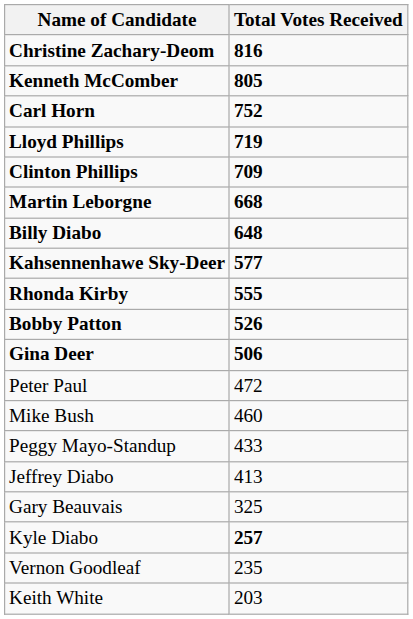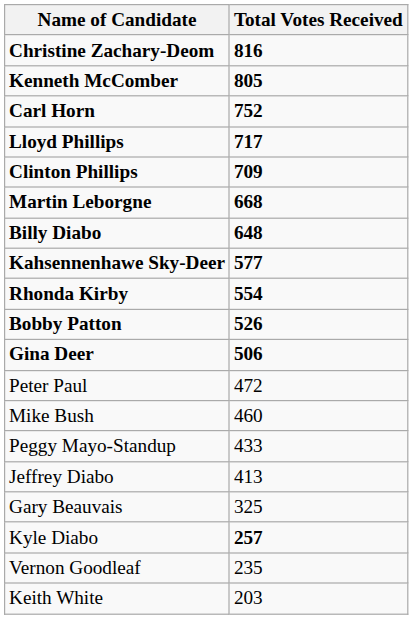(248, 141) 719 -> (248, 141) 717
(248, 293) 555 -> (248, 293) 554
